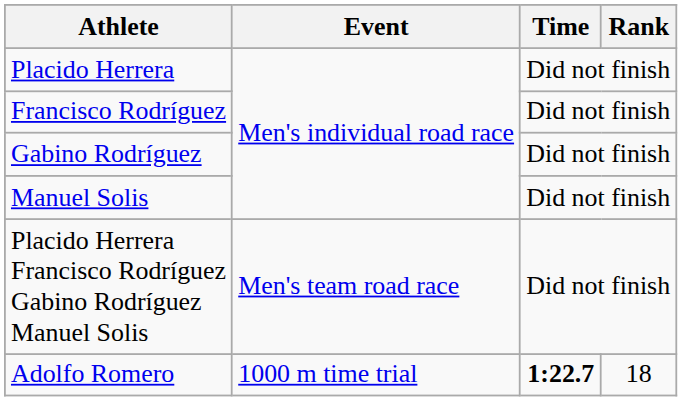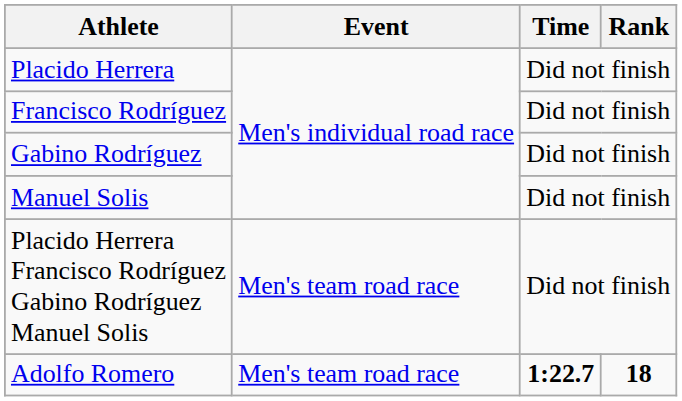(328, 374) 1000 m time trial -> (349, 374) Men's team road race
(639, 374) normal -> (639, 374) bold
